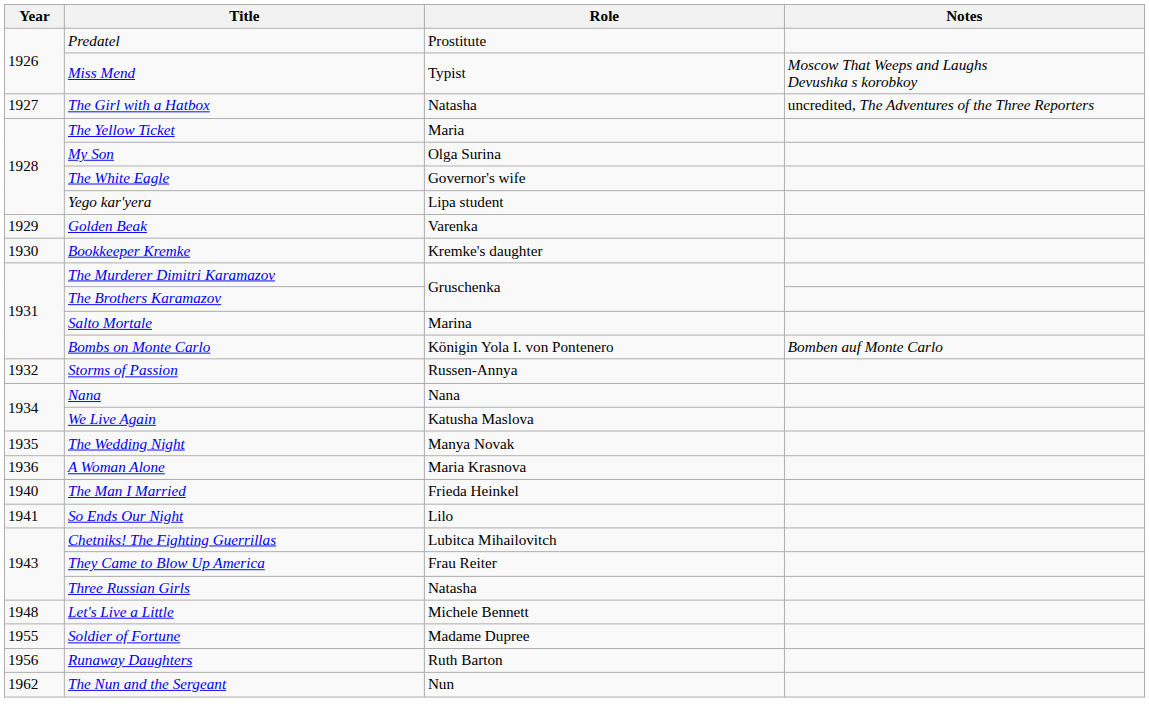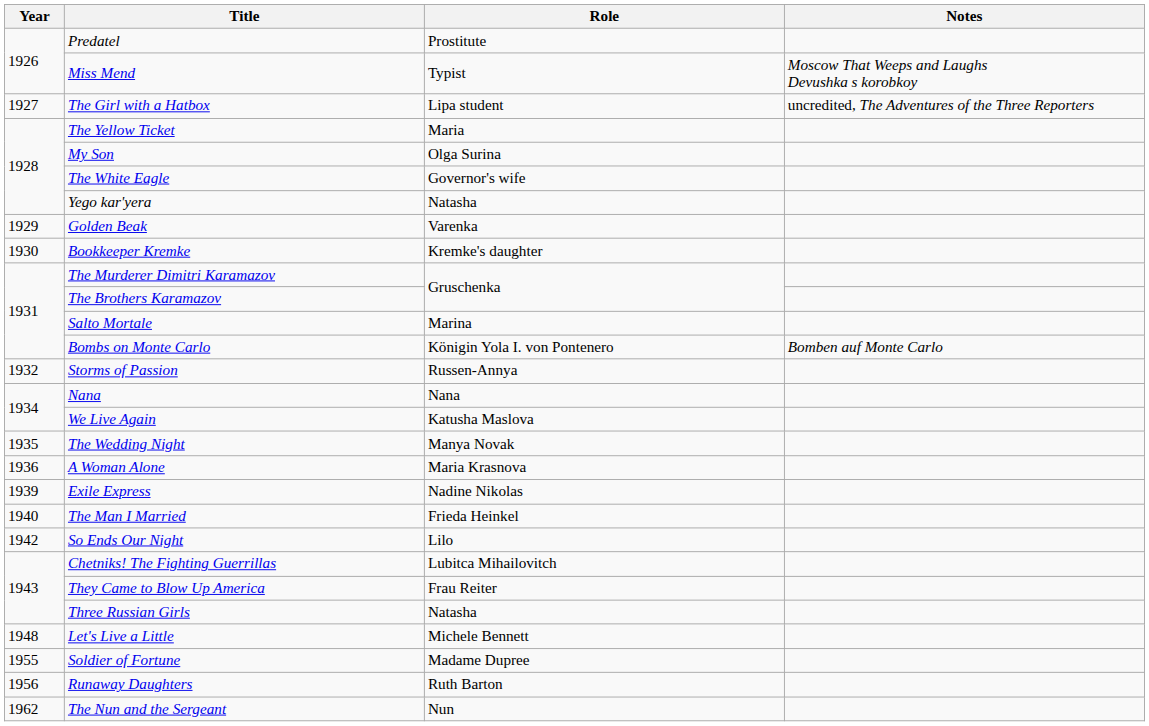(452, 105) Natasha -> (466, 105) Lipa student
(466, 202) Lipa student -> (452, 202) Natasha
+ row: (109, 491)
(23, 515) 1941 -> (23, 539) 1942
